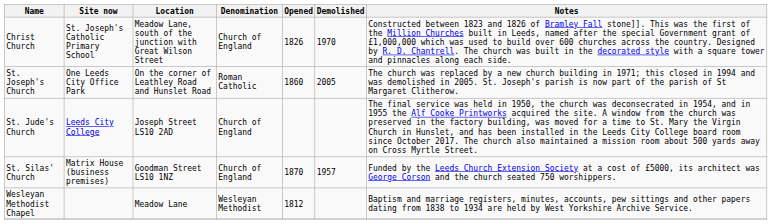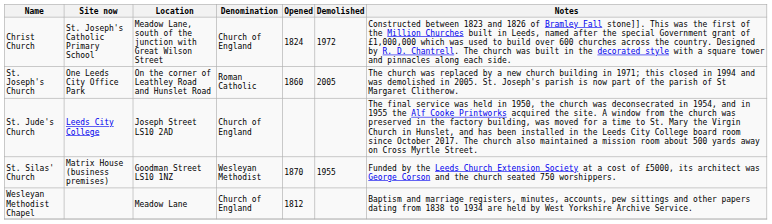(294, 42) 1826 -> (294, 42) 1824
(326, 42) 1970 -> (326, 42) 1972
(240, 172) Church of England -> (240, 172) Wesleyan Methodist
(326, 172) 1957 -> (326, 172) 1955
(240, 203) Wesleyan Methodist -> (240, 203) Church of England
